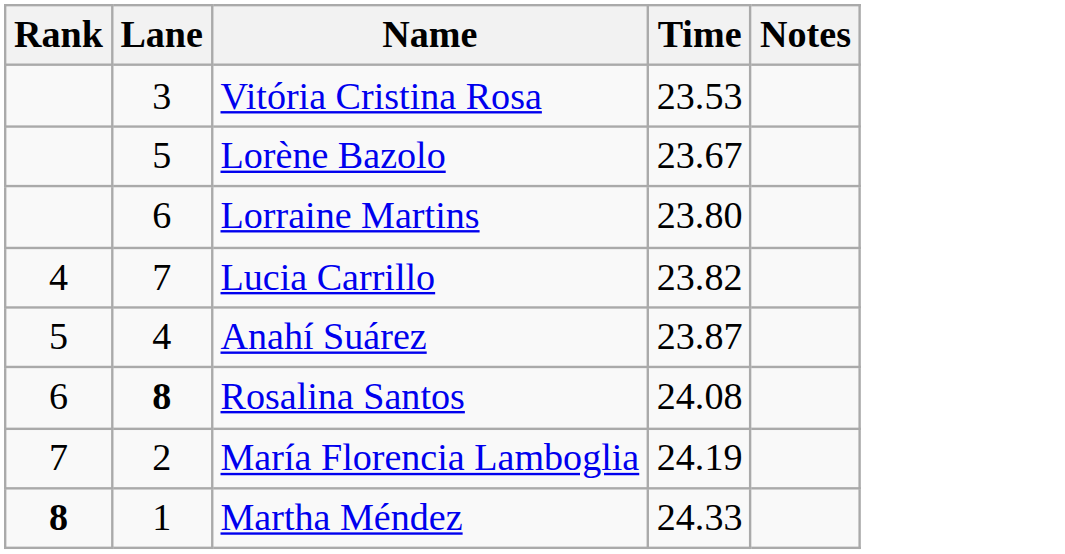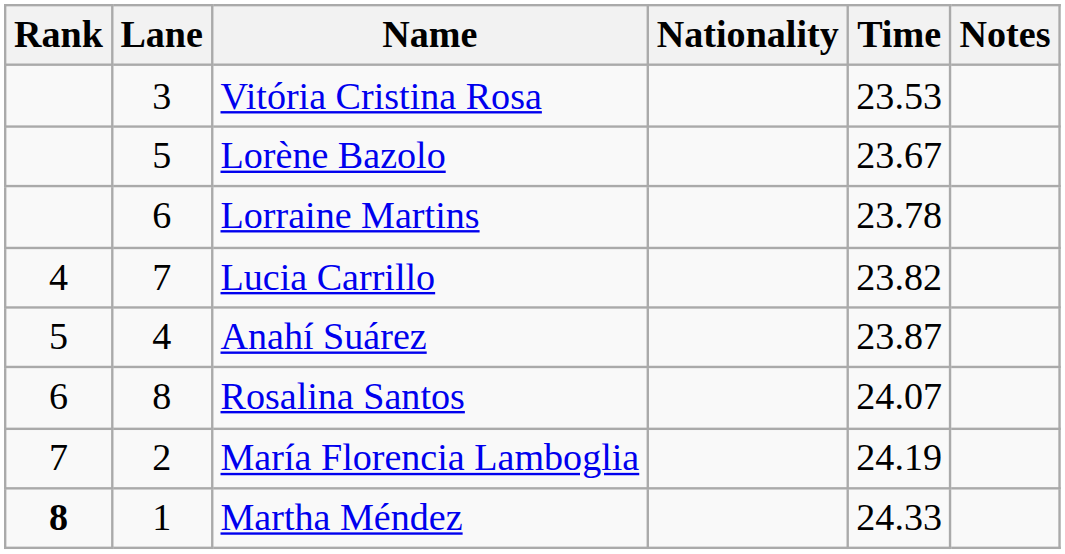+ column: (748, 34)
(700, 215) 23.80 -> (899, 215) 23.78
(162, 397) bold -> (162, 397) normal
(700, 397) 24.08 -> (899, 397) 24.07
